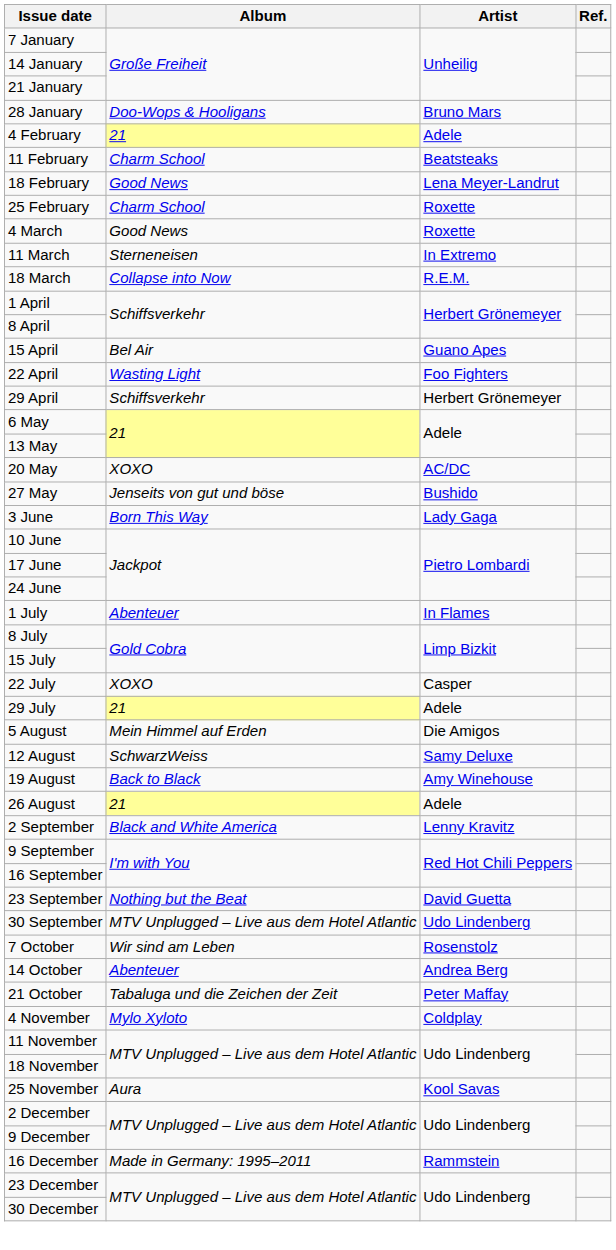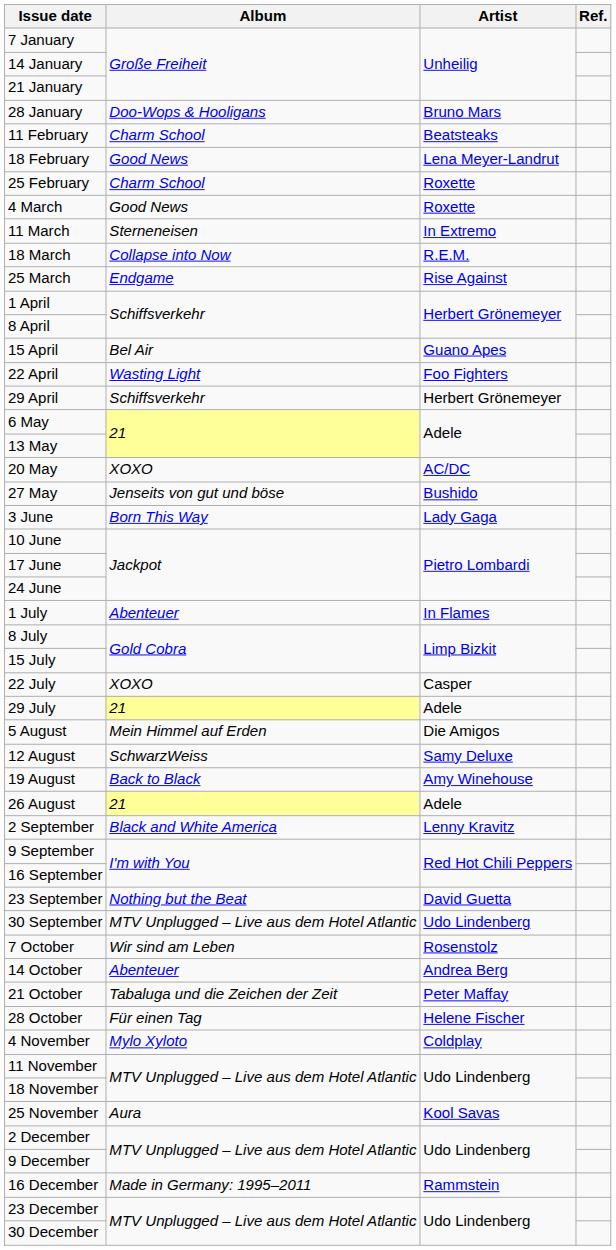- row: (44, 135)
+ row: (39, 278)
+ row: (45, 1018)
